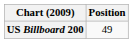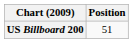(107, 30) 49 -> (107, 30) 51
